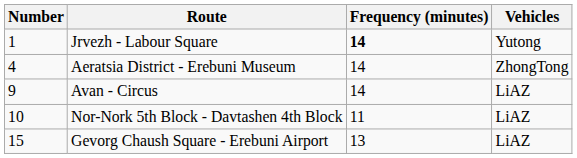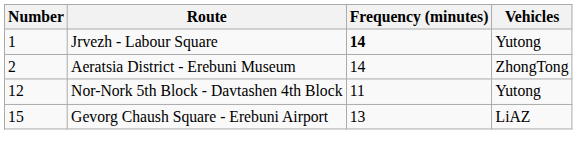(12, 66) 4 -> (12, 66) 2
- row: (114, 91)
(16, 116) 10 -> (16, 91) 12
(513, 116) LiAZ -> (518, 91) Yutong
